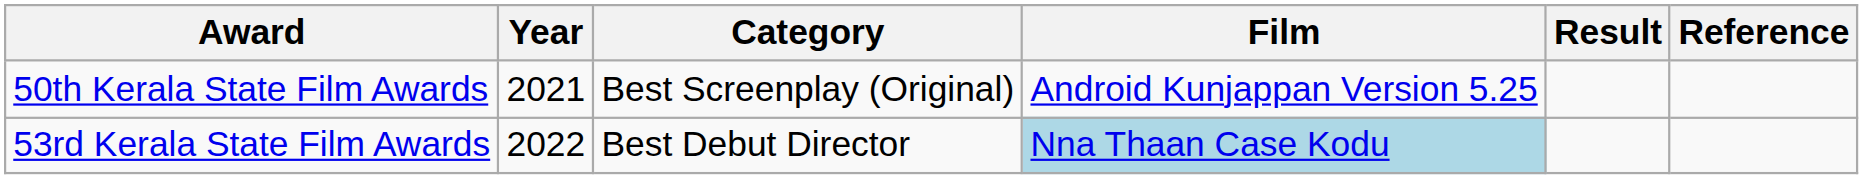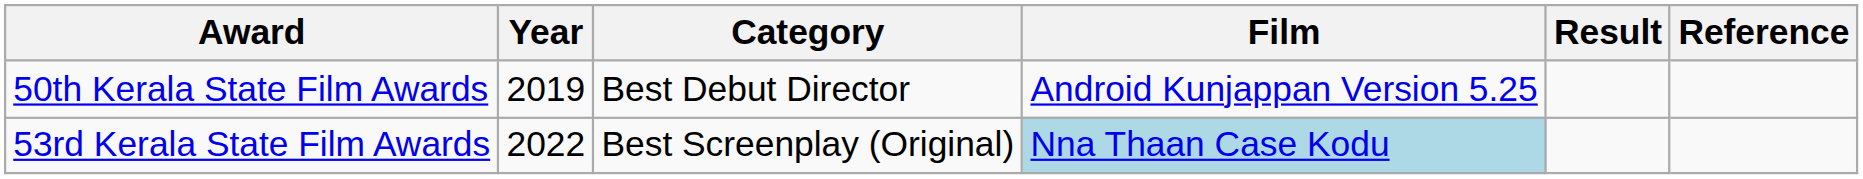(546, 88) 2021 -> (546, 88) 2019
(808, 88) Best Screenplay (Original) -> (756, 88) Best Debut Director
(756, 144) Best Debut Director -> (808, 144) Best Screenplay (Original)
